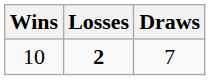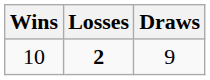(170, 56) 7 -> (170, 56) 9
